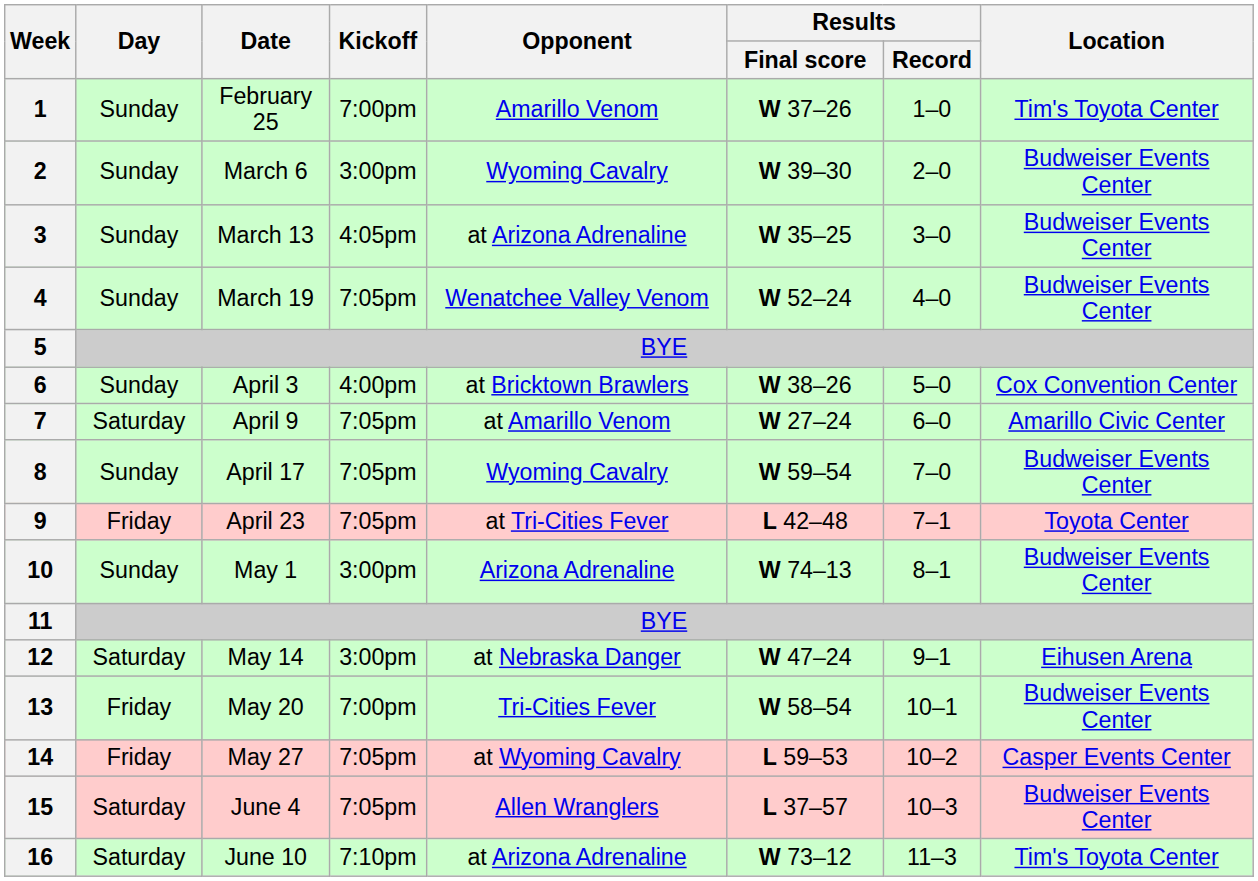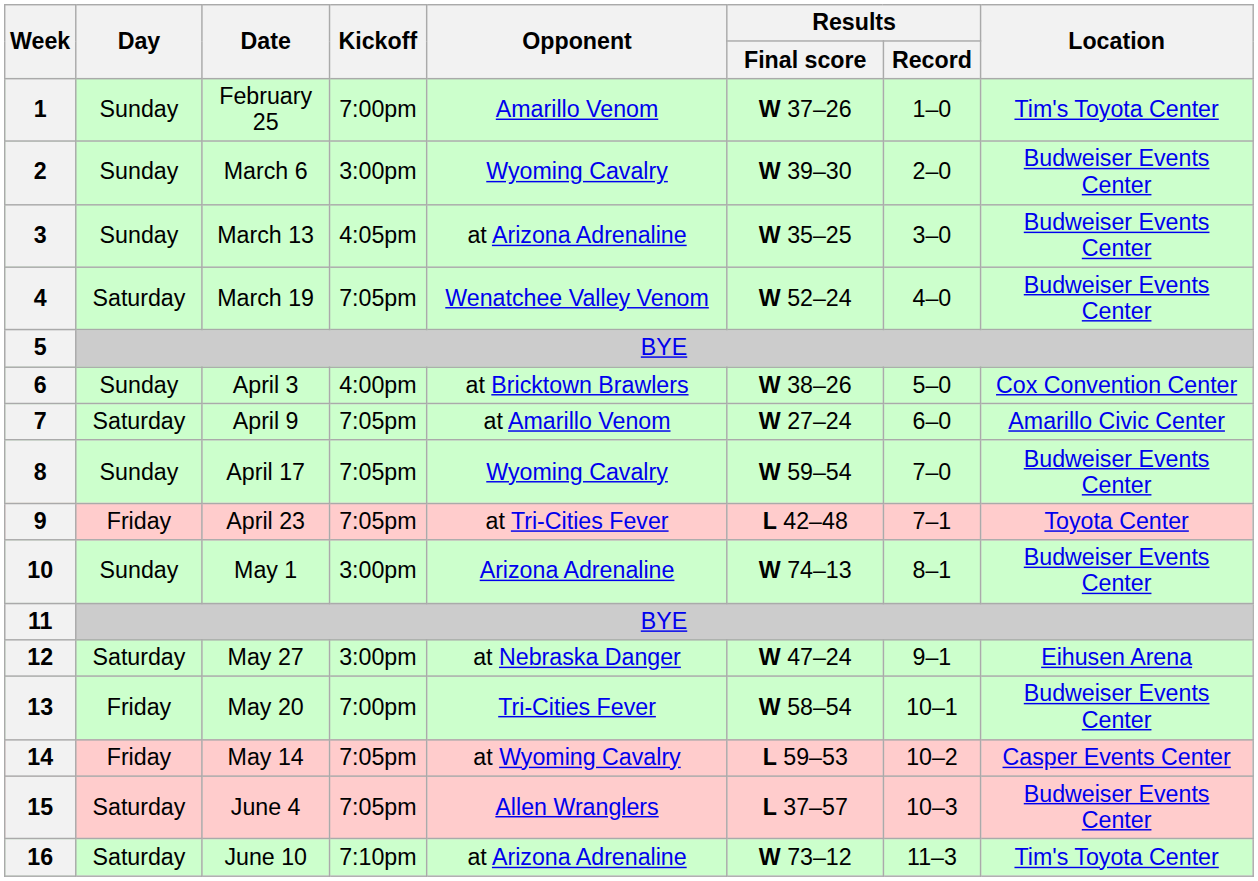(139, 298) Sunday -> (139, 298) Saturday
(266, 657) May 14 -> (266, 657) May 27
(266, 757) May 27 -> (266, 757) May 14
